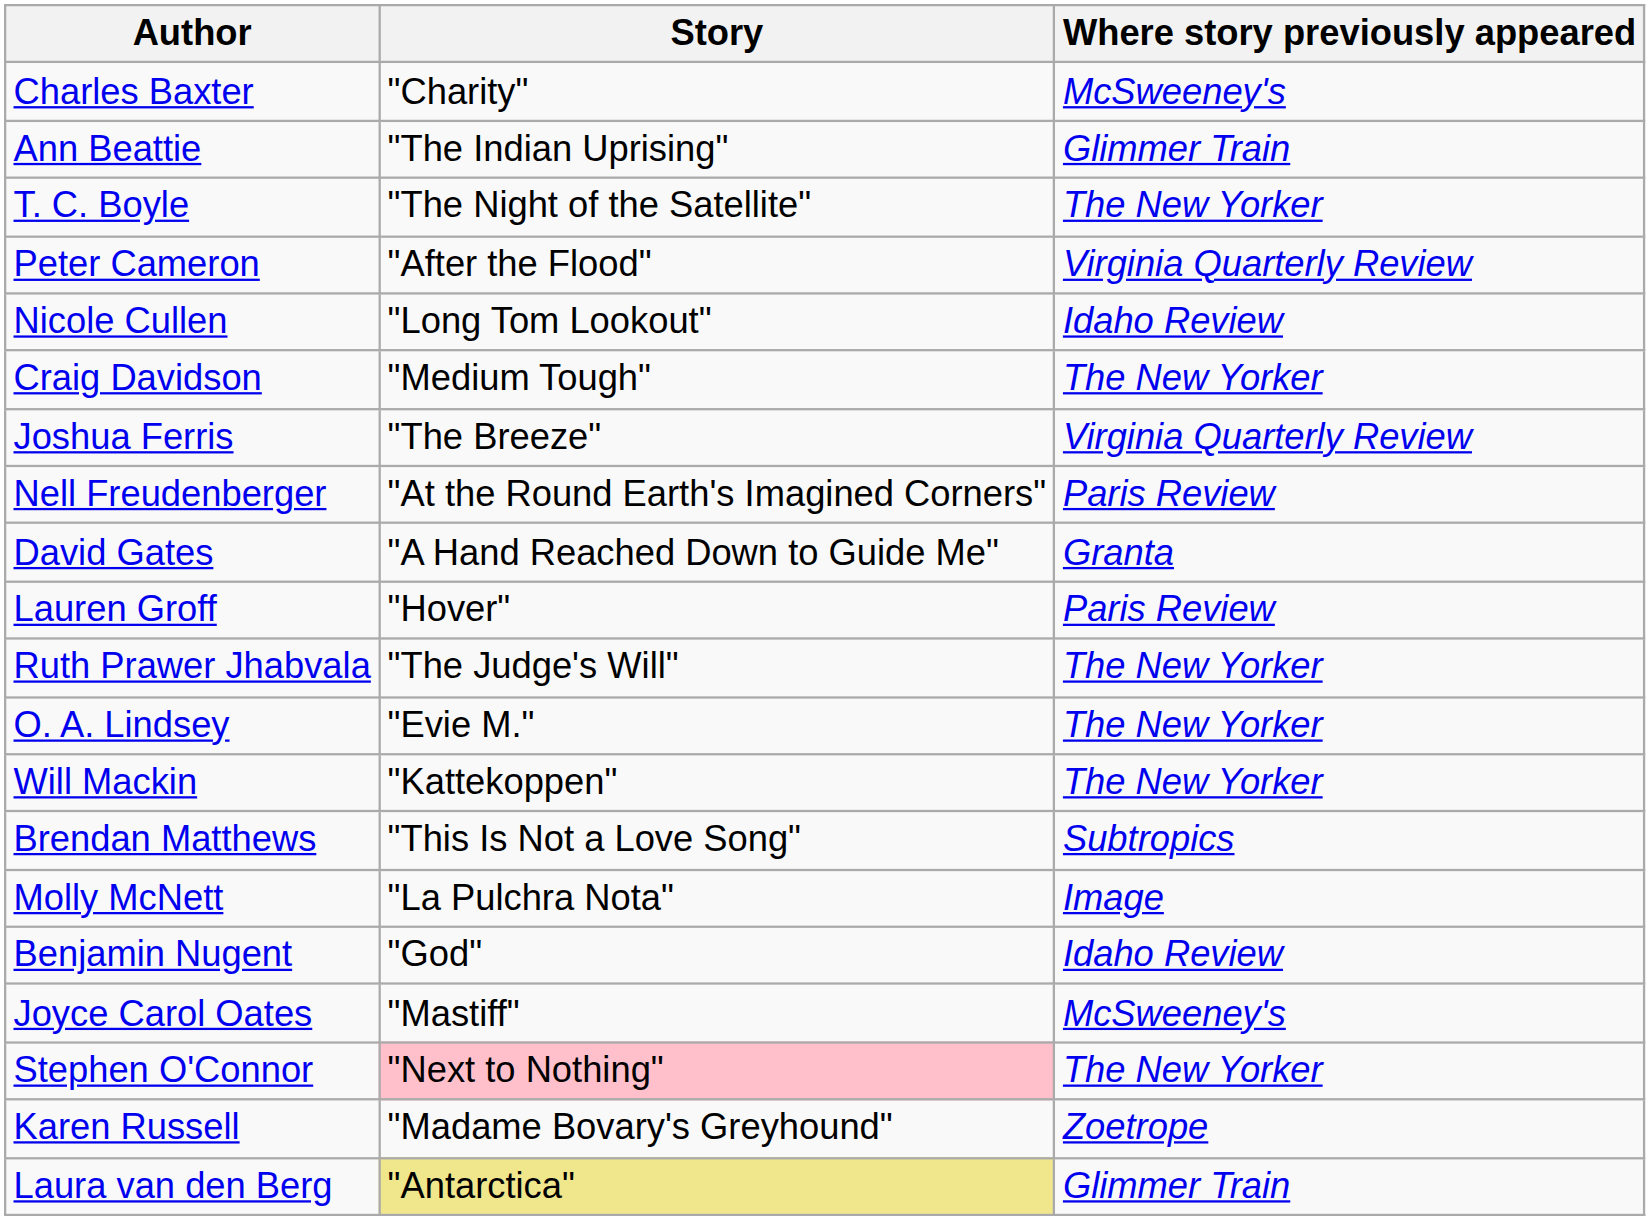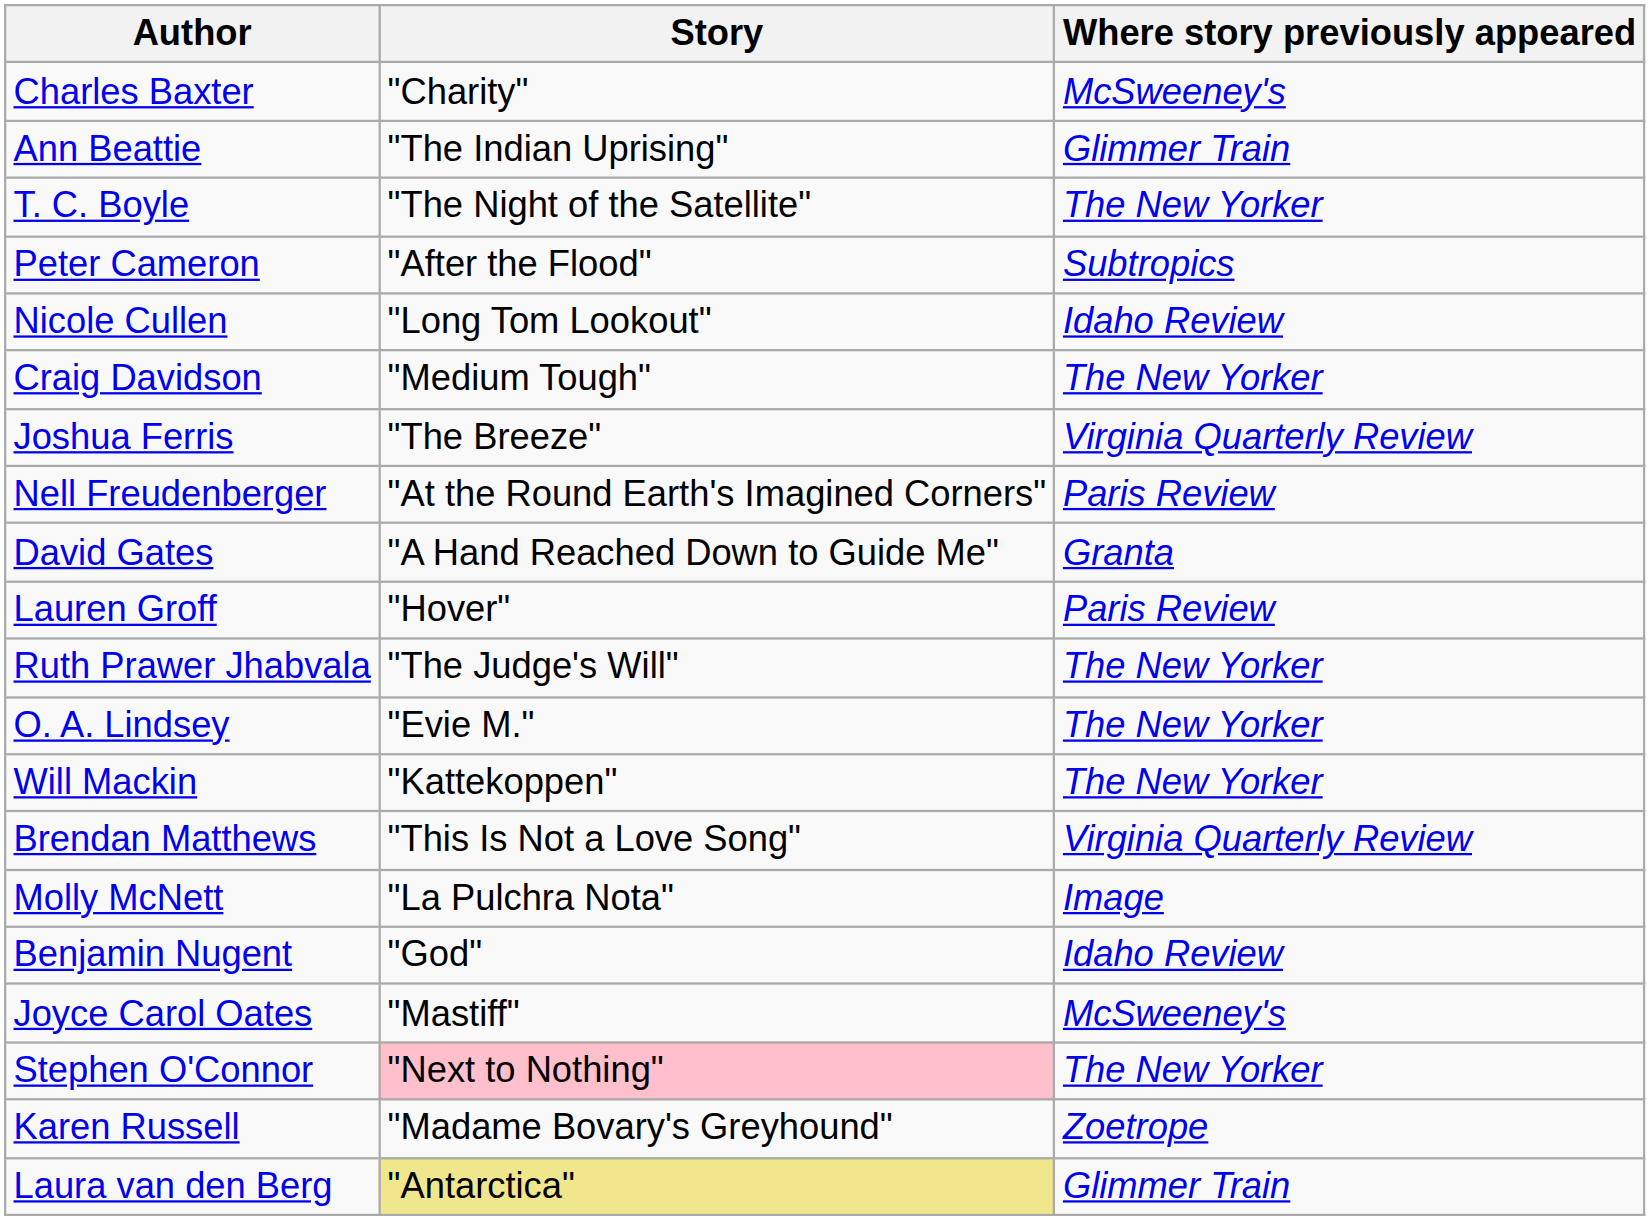(1267, 263) Virginia Quarterly Review -> (1149, 263) Subtropics
(1149, 839) Subtropics -> (1267, 839) Virginia Quarterly Review
